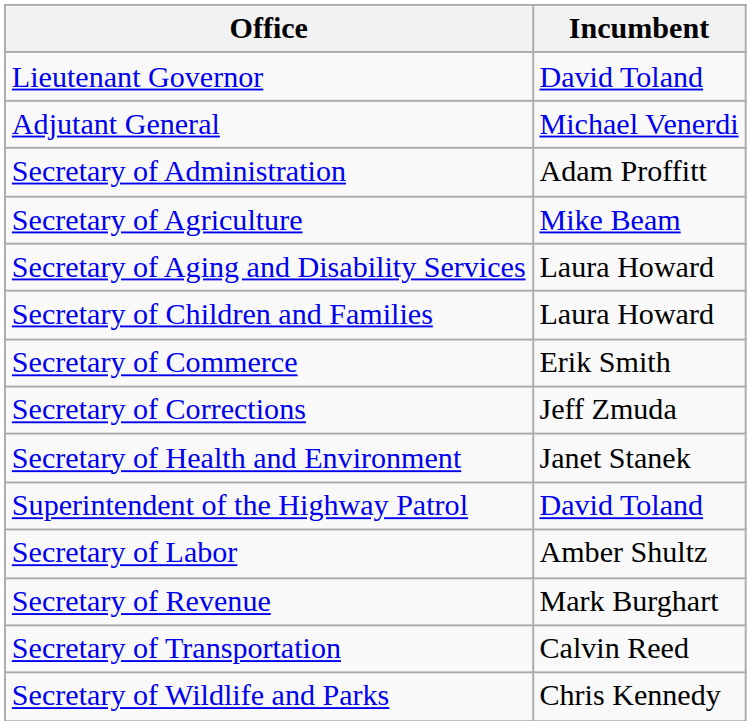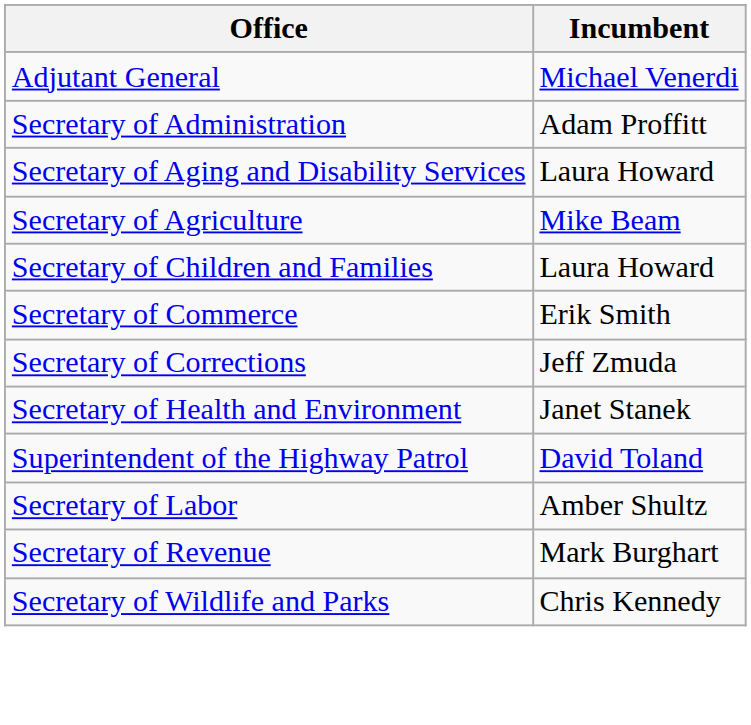- row: (138, 76)
rows swapped: (269, 266) <-> (157, 219)
- row: (176, 648)
